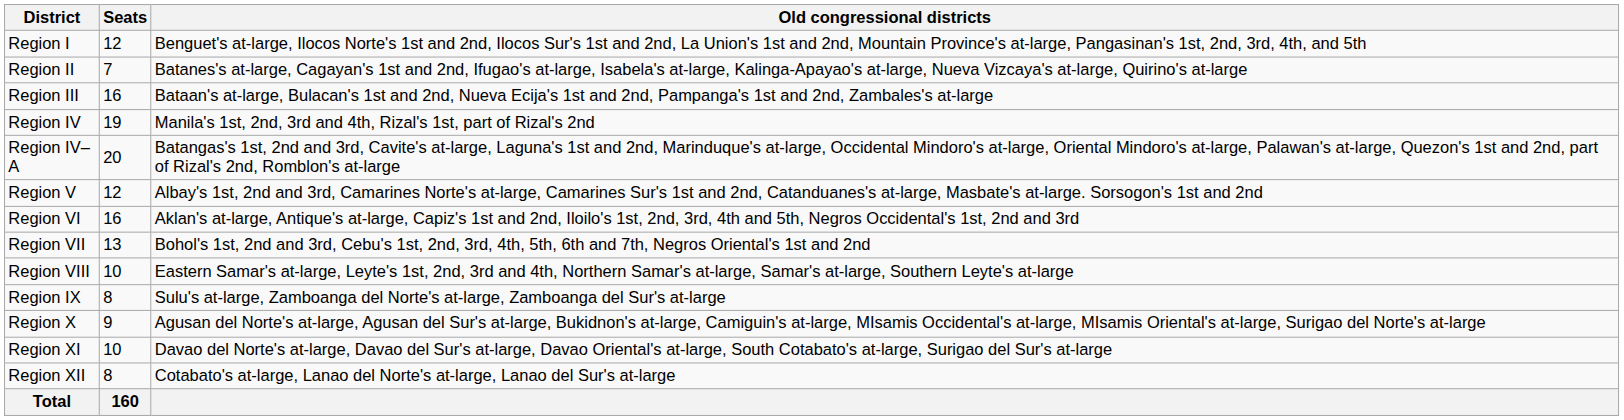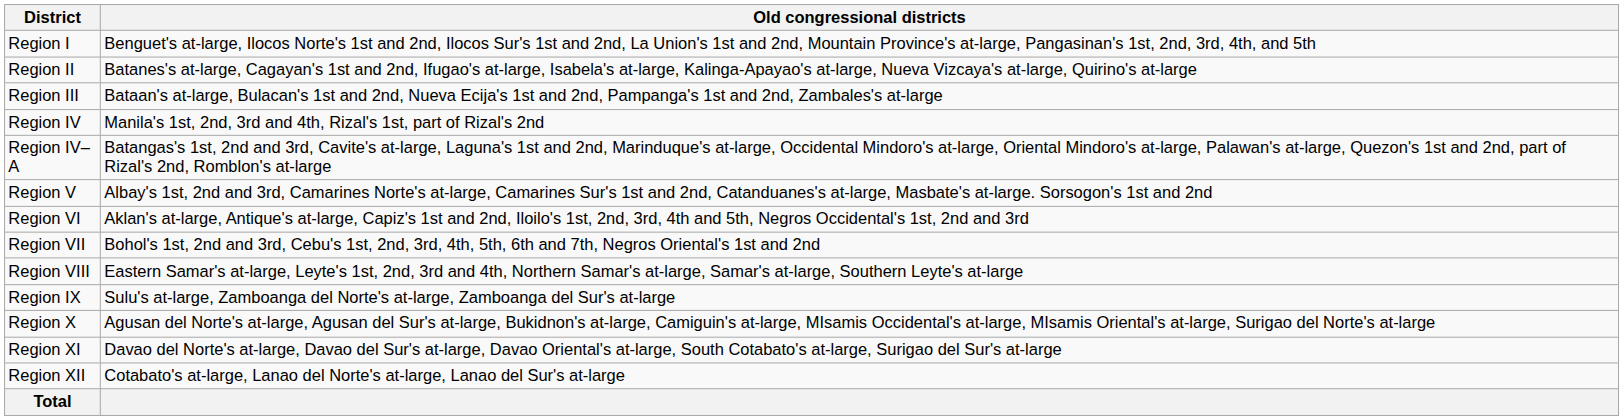- column: (125, 17)
